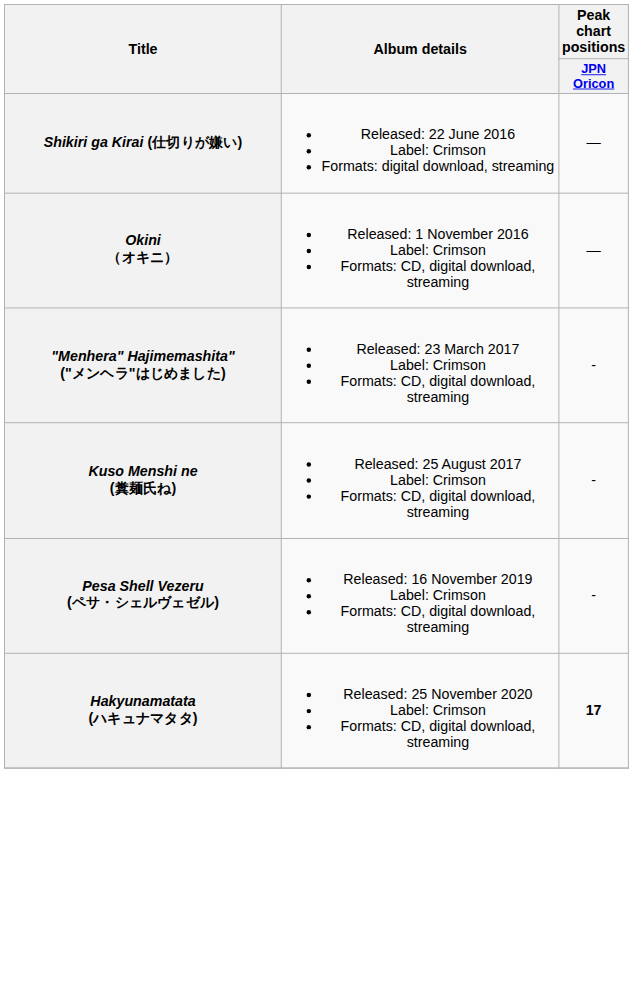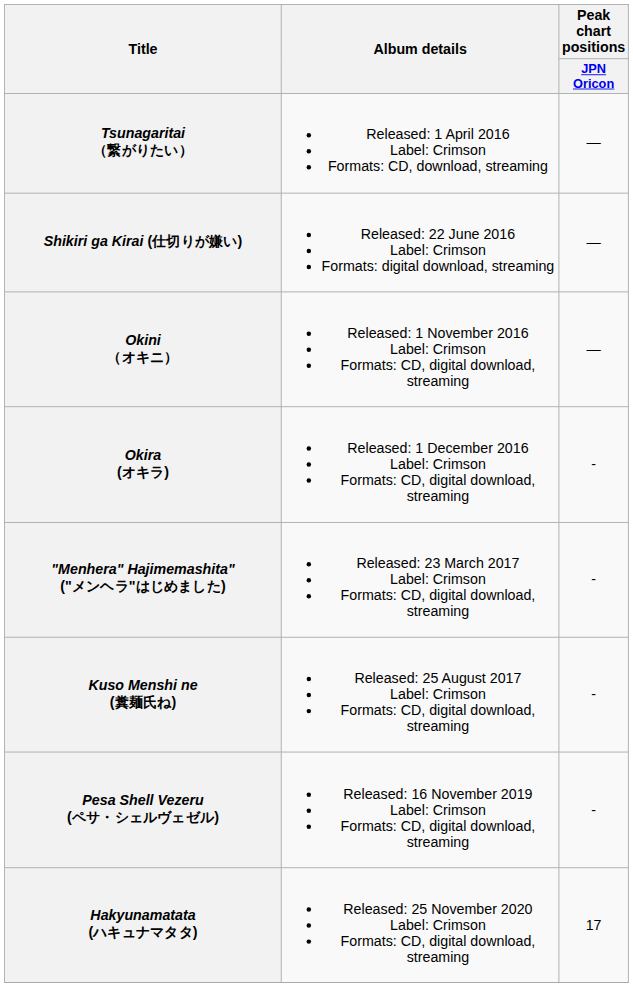+ row: (143, 142)
+ row: (143, 463)
(594, 710) bold -> (594, 925) normal
